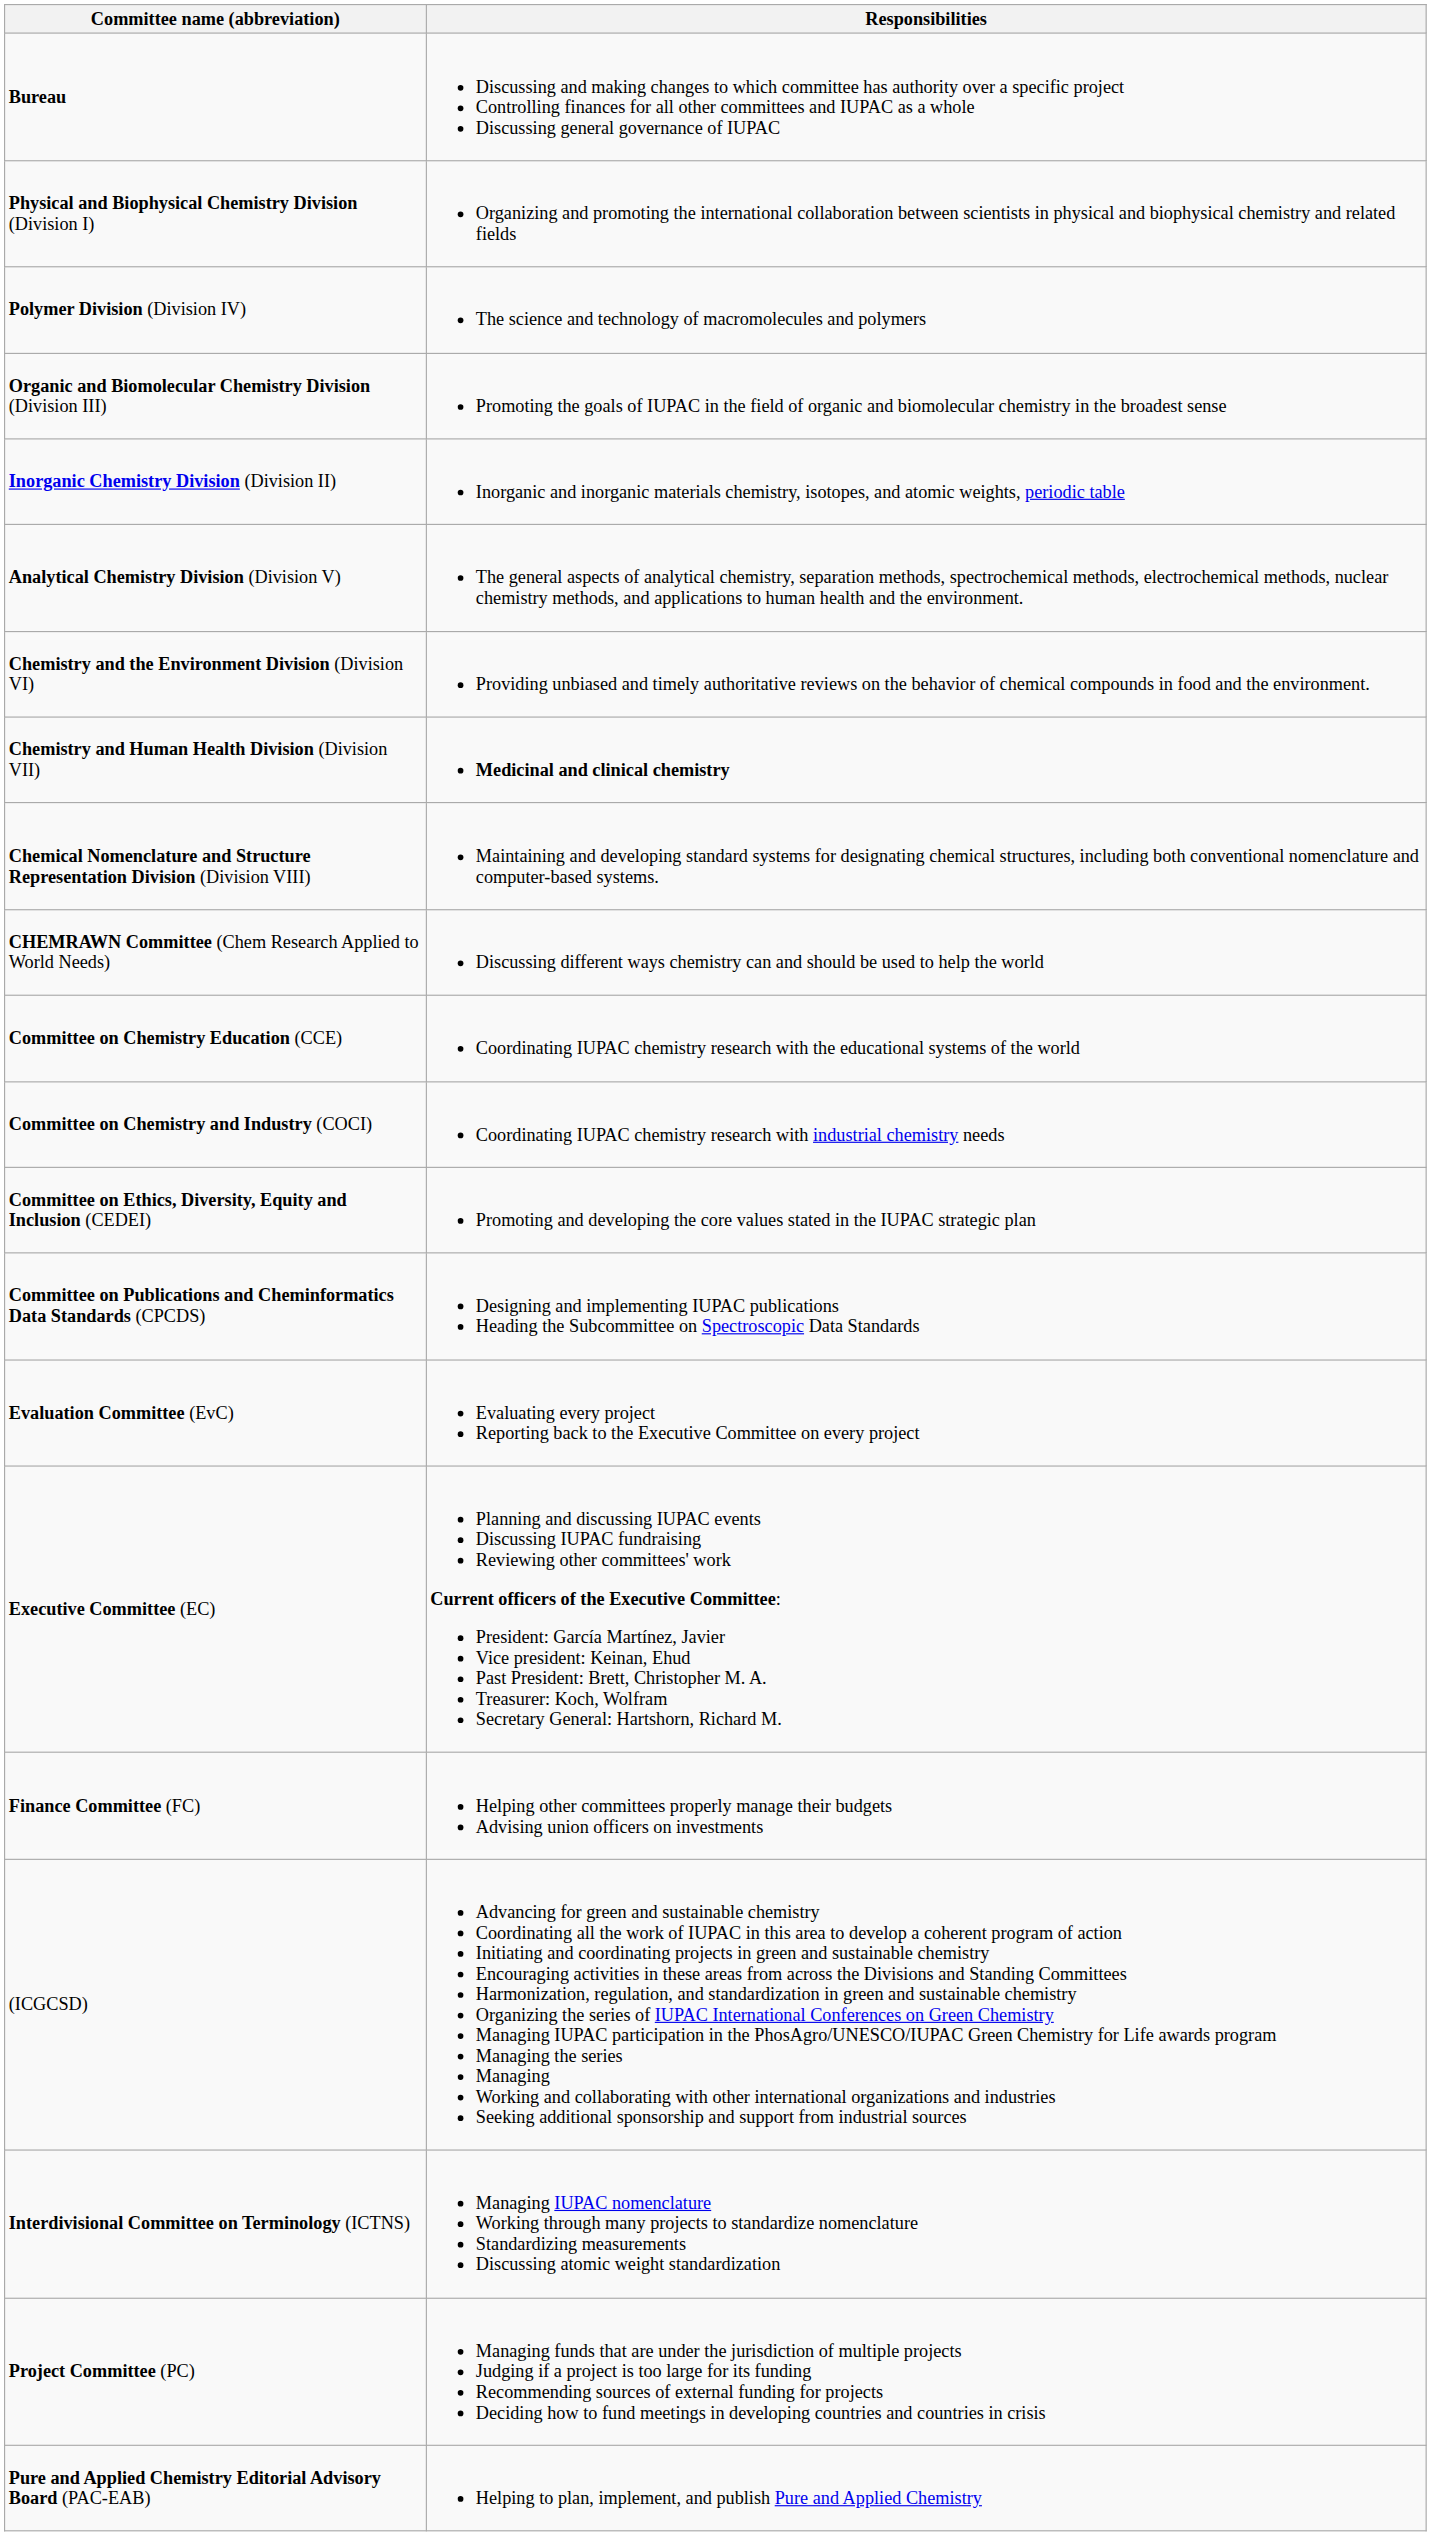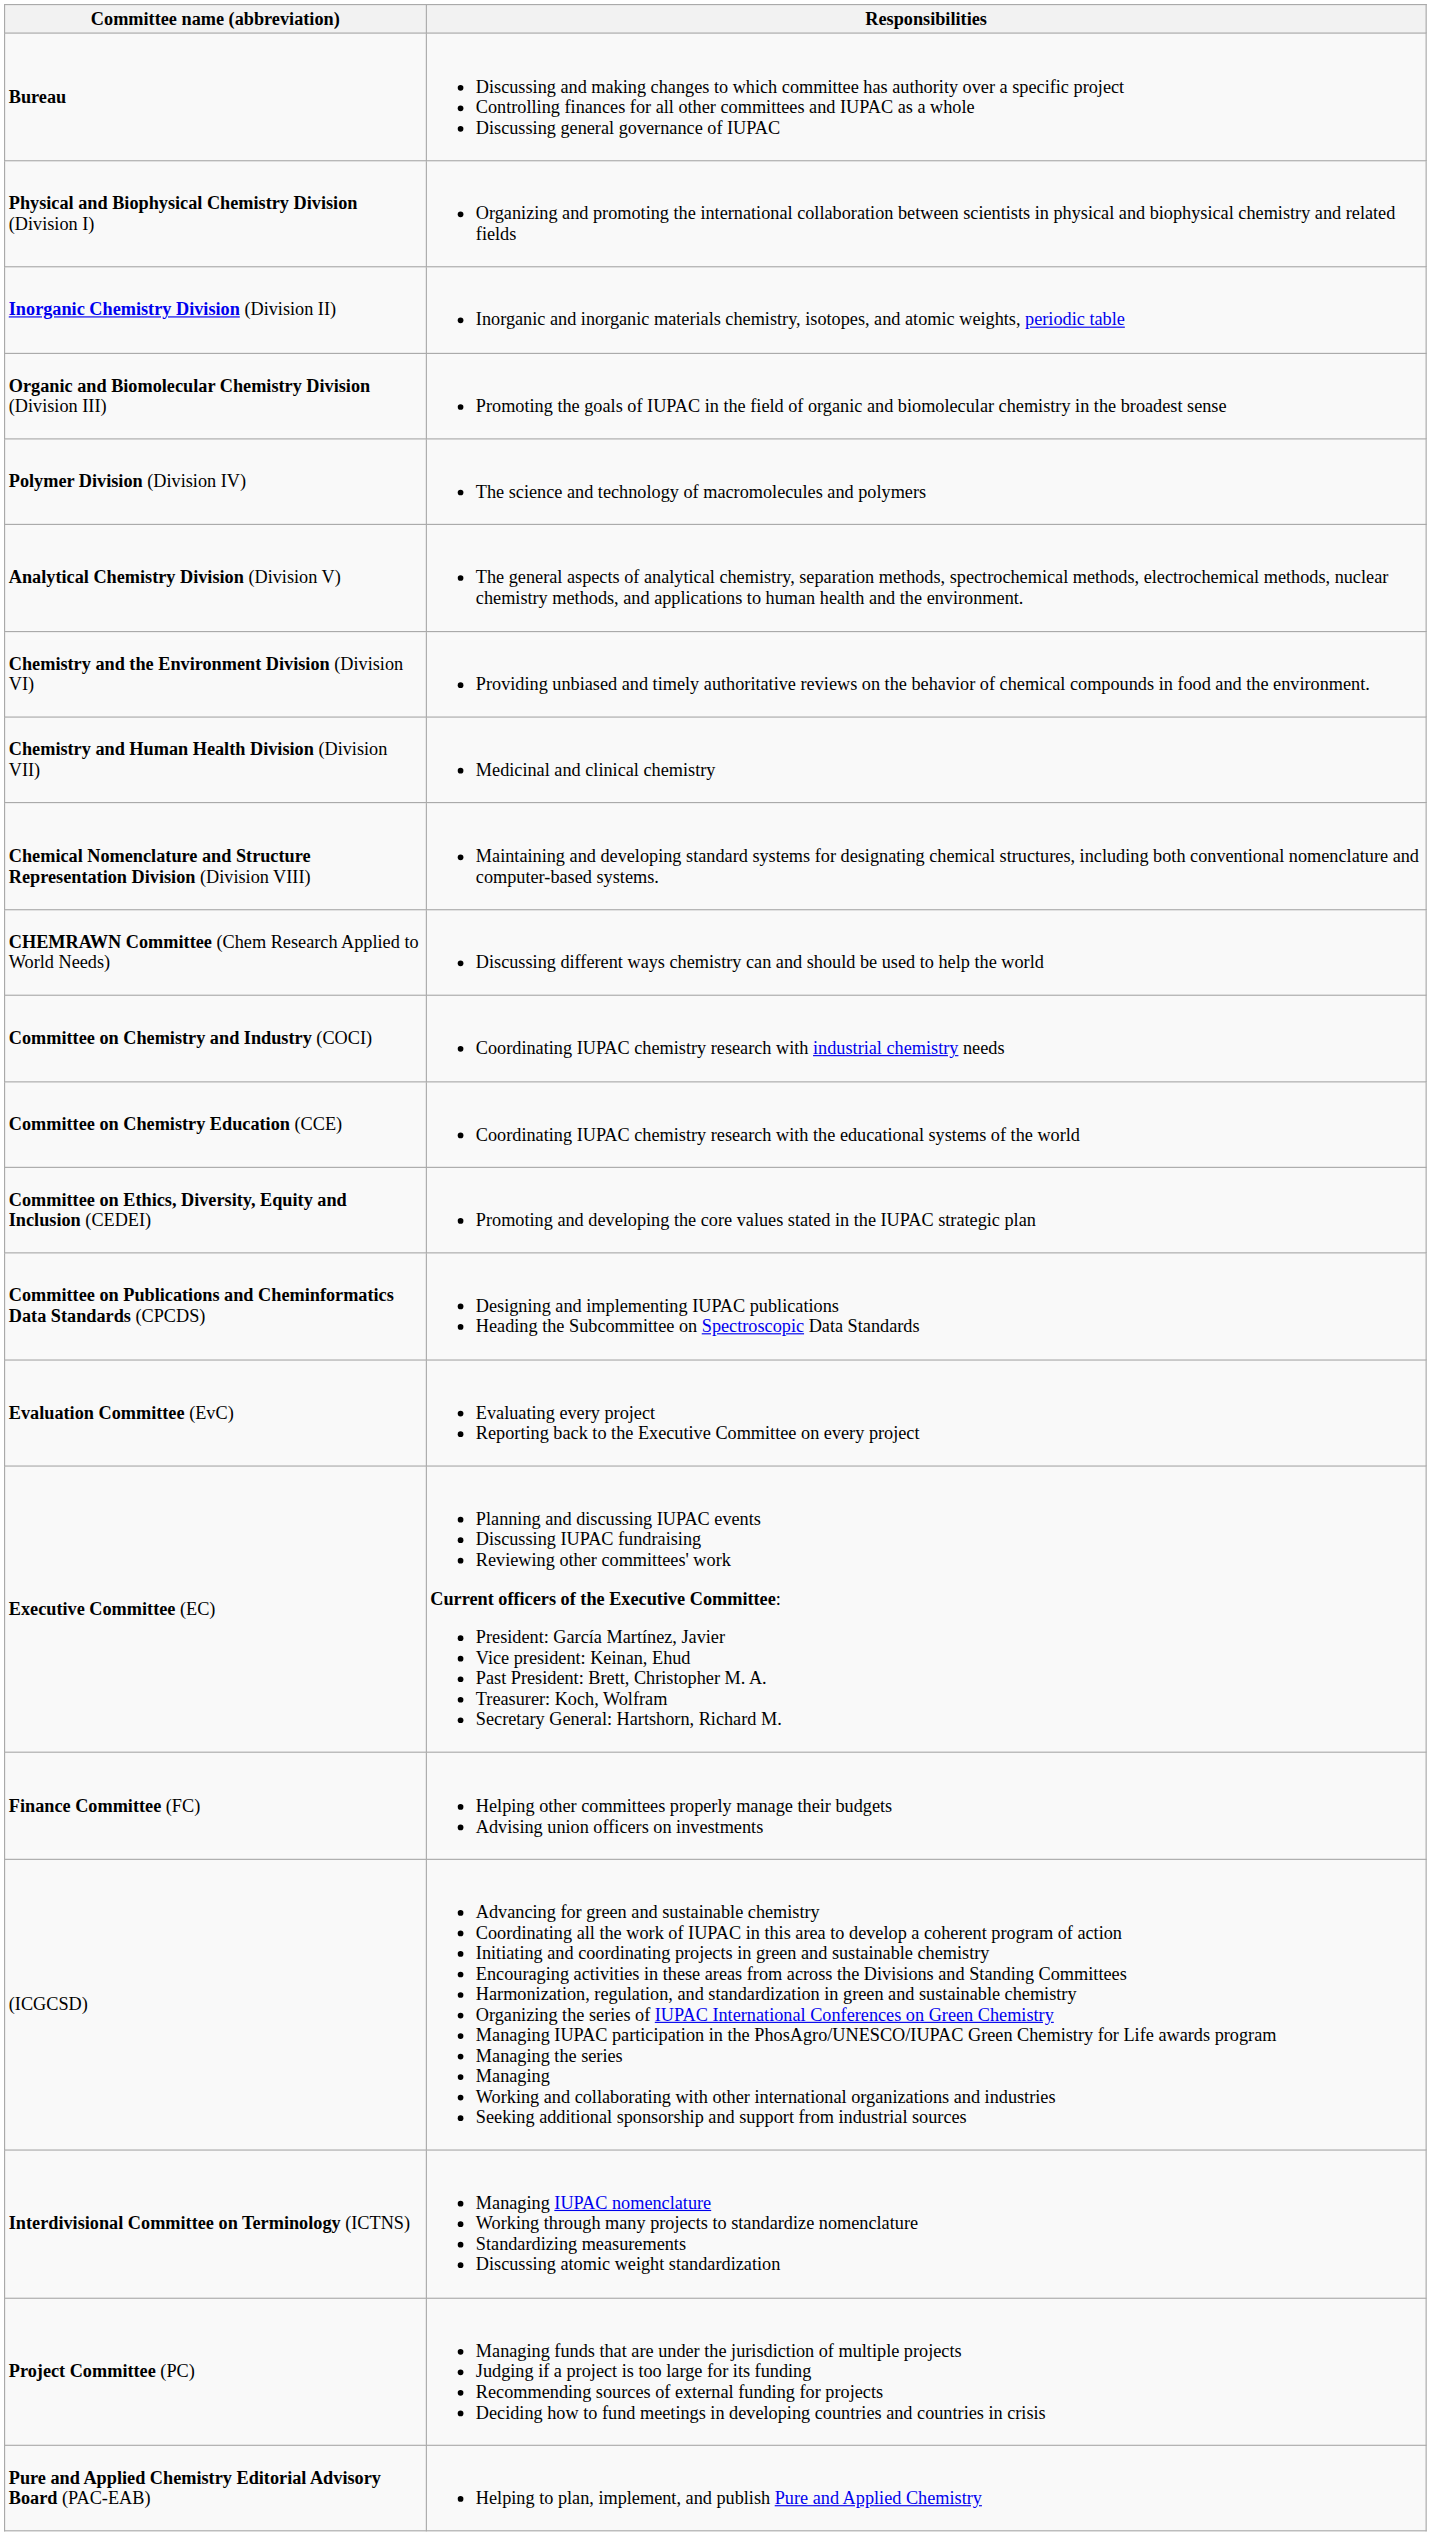rows swapped: (172, 481) <-> (127, 309)
(926, 770) bold -> (926, 770) normal
rows swapped: (175, 1038) <-> (190, 1124)
